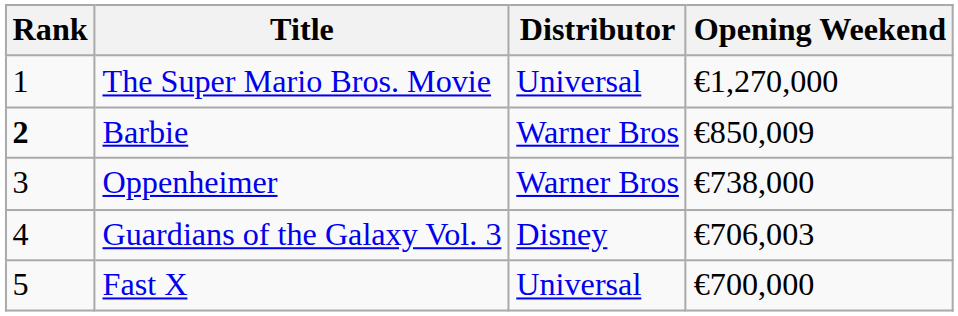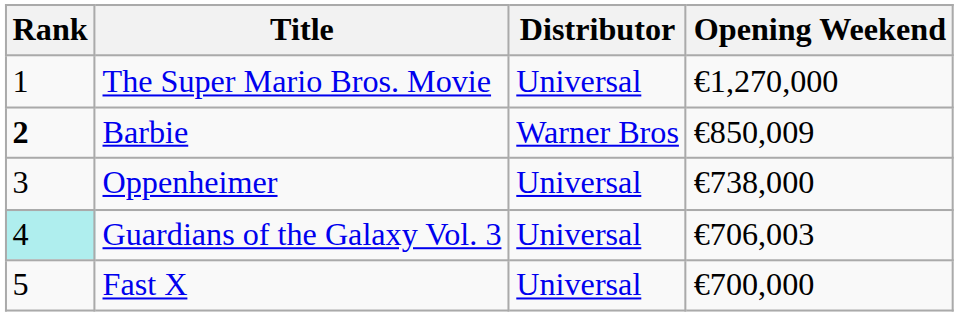(598, 183) Warner Bros -> (579, 183) Universal
(21, 234) no background -> (21, 234) paleturquoise background
(562, 234) Disney -> (579, 234) Universal
